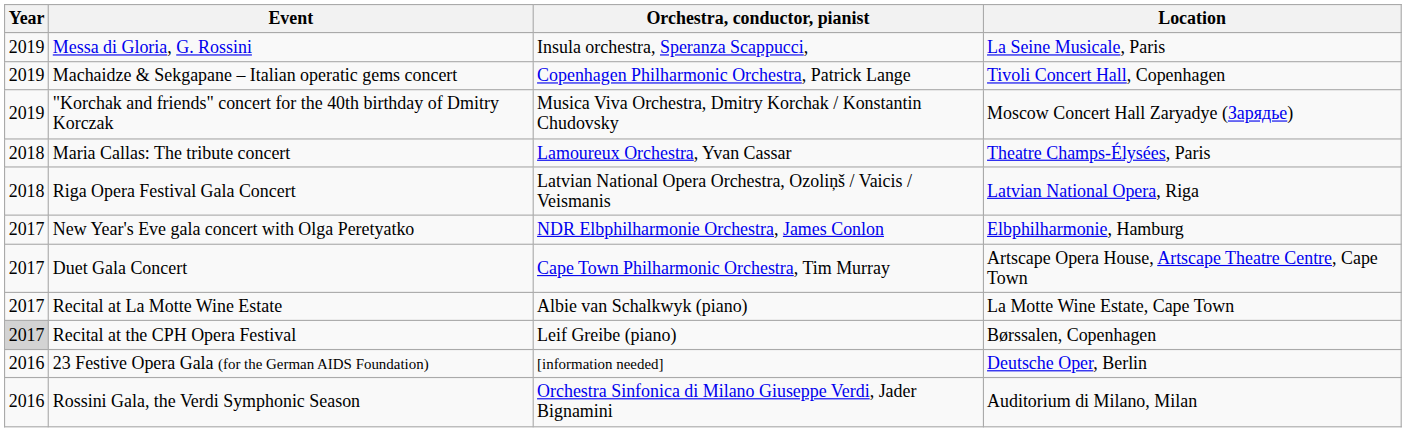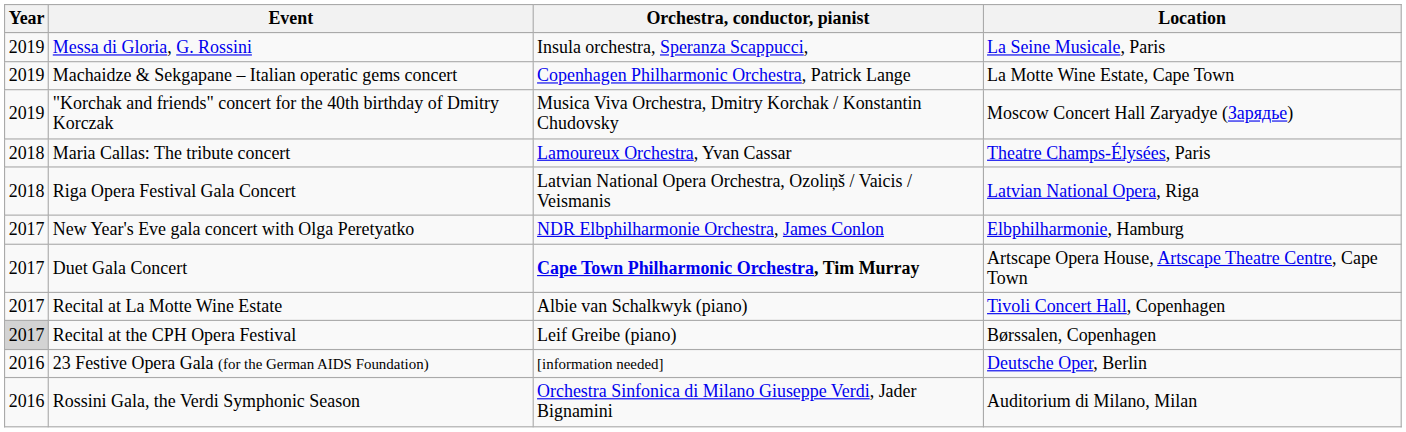(1106, 75) Tivoli Concert Hall, Copenhagen -> (1111, 75) La Motte Wine Estate, Cape Town
(713, 268) normal -> (728, 268) bold
(1111, 306) La Motte Wine Estate, Cape Town -> (1106, 306) Tivoli Concert Hall, Copenhagen
